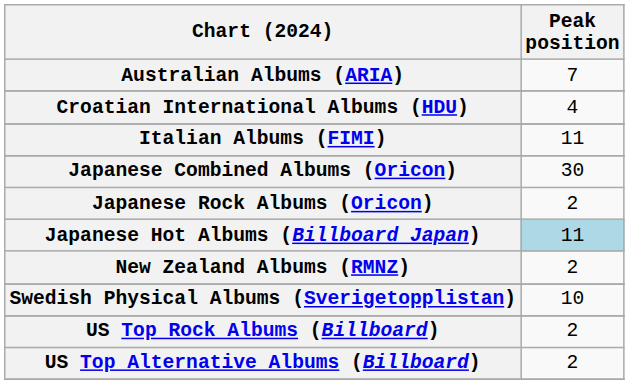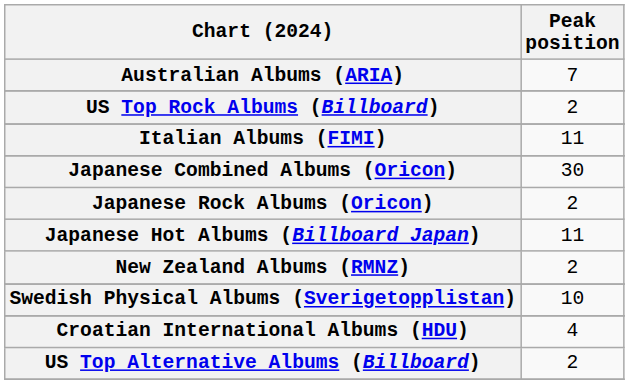rows swapped: (263, 107) <-> (263, 331)
(572, 235) lightblue background -> (572, 235) no background
